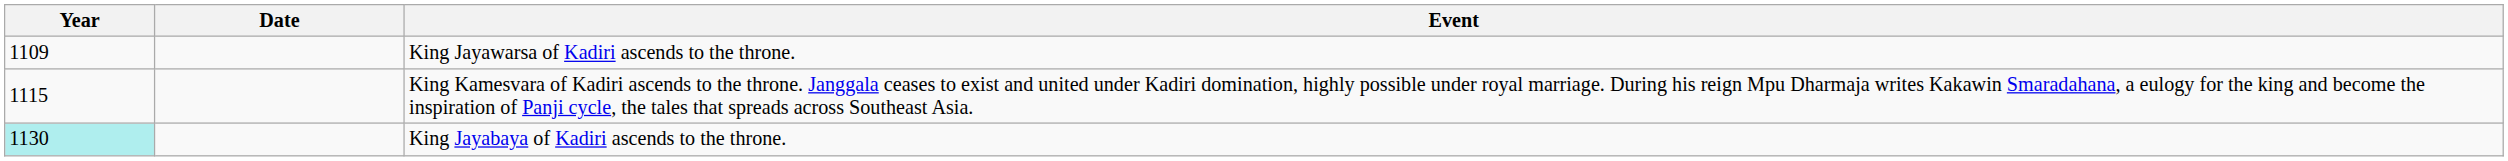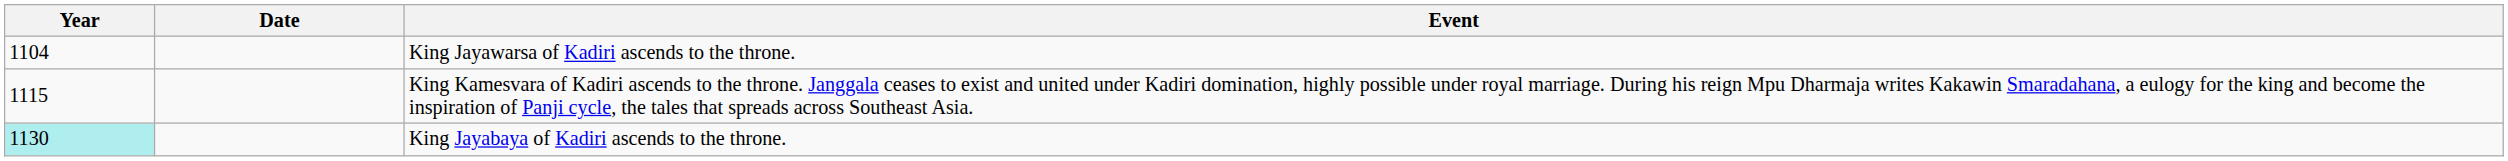(29, 52) 1109 -> (29, 52) 1104
